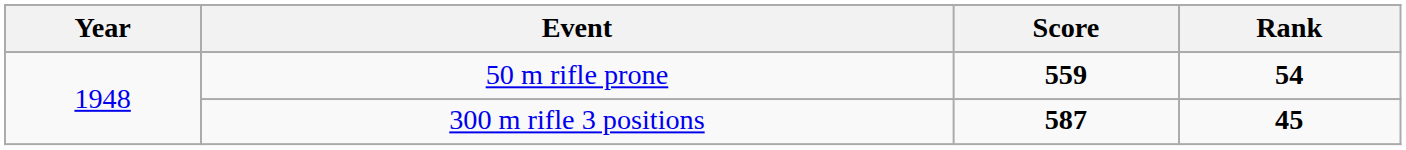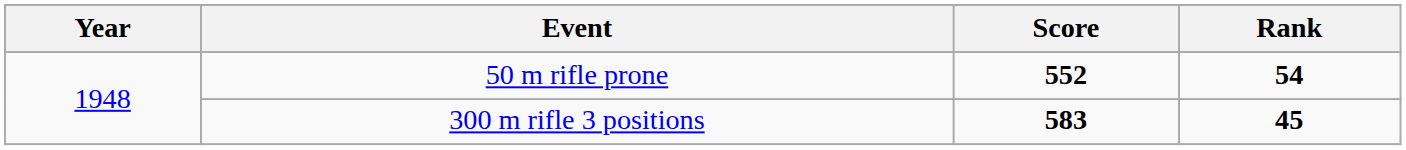(1066, 74) 559 -> (1066, 74) 552
(1066, 121) 587 -> (1066, 121) 583
